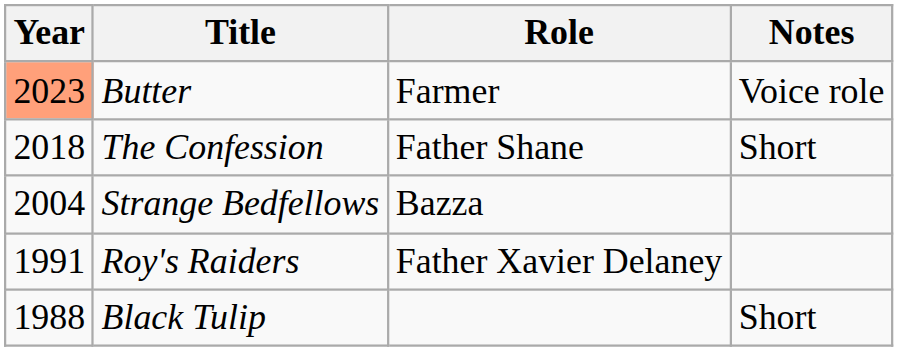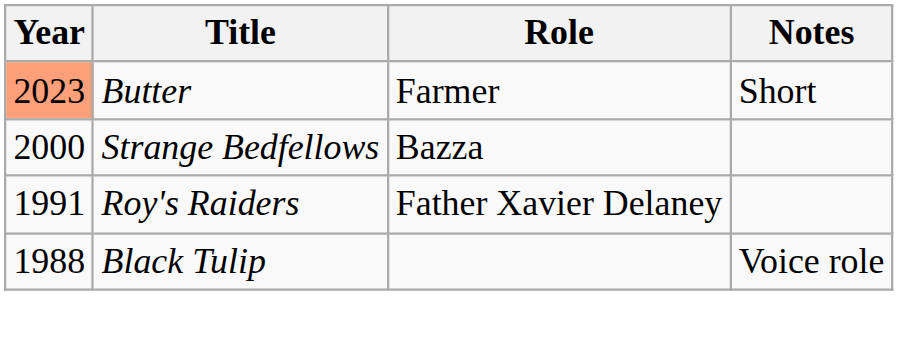(812, 89) Voice role -> (778, 89) Short
- row: (213, 146)
(49, 203) 2004 -> (49, 146) 2000
(778, 317) Short -> (812, 260) Voice role
